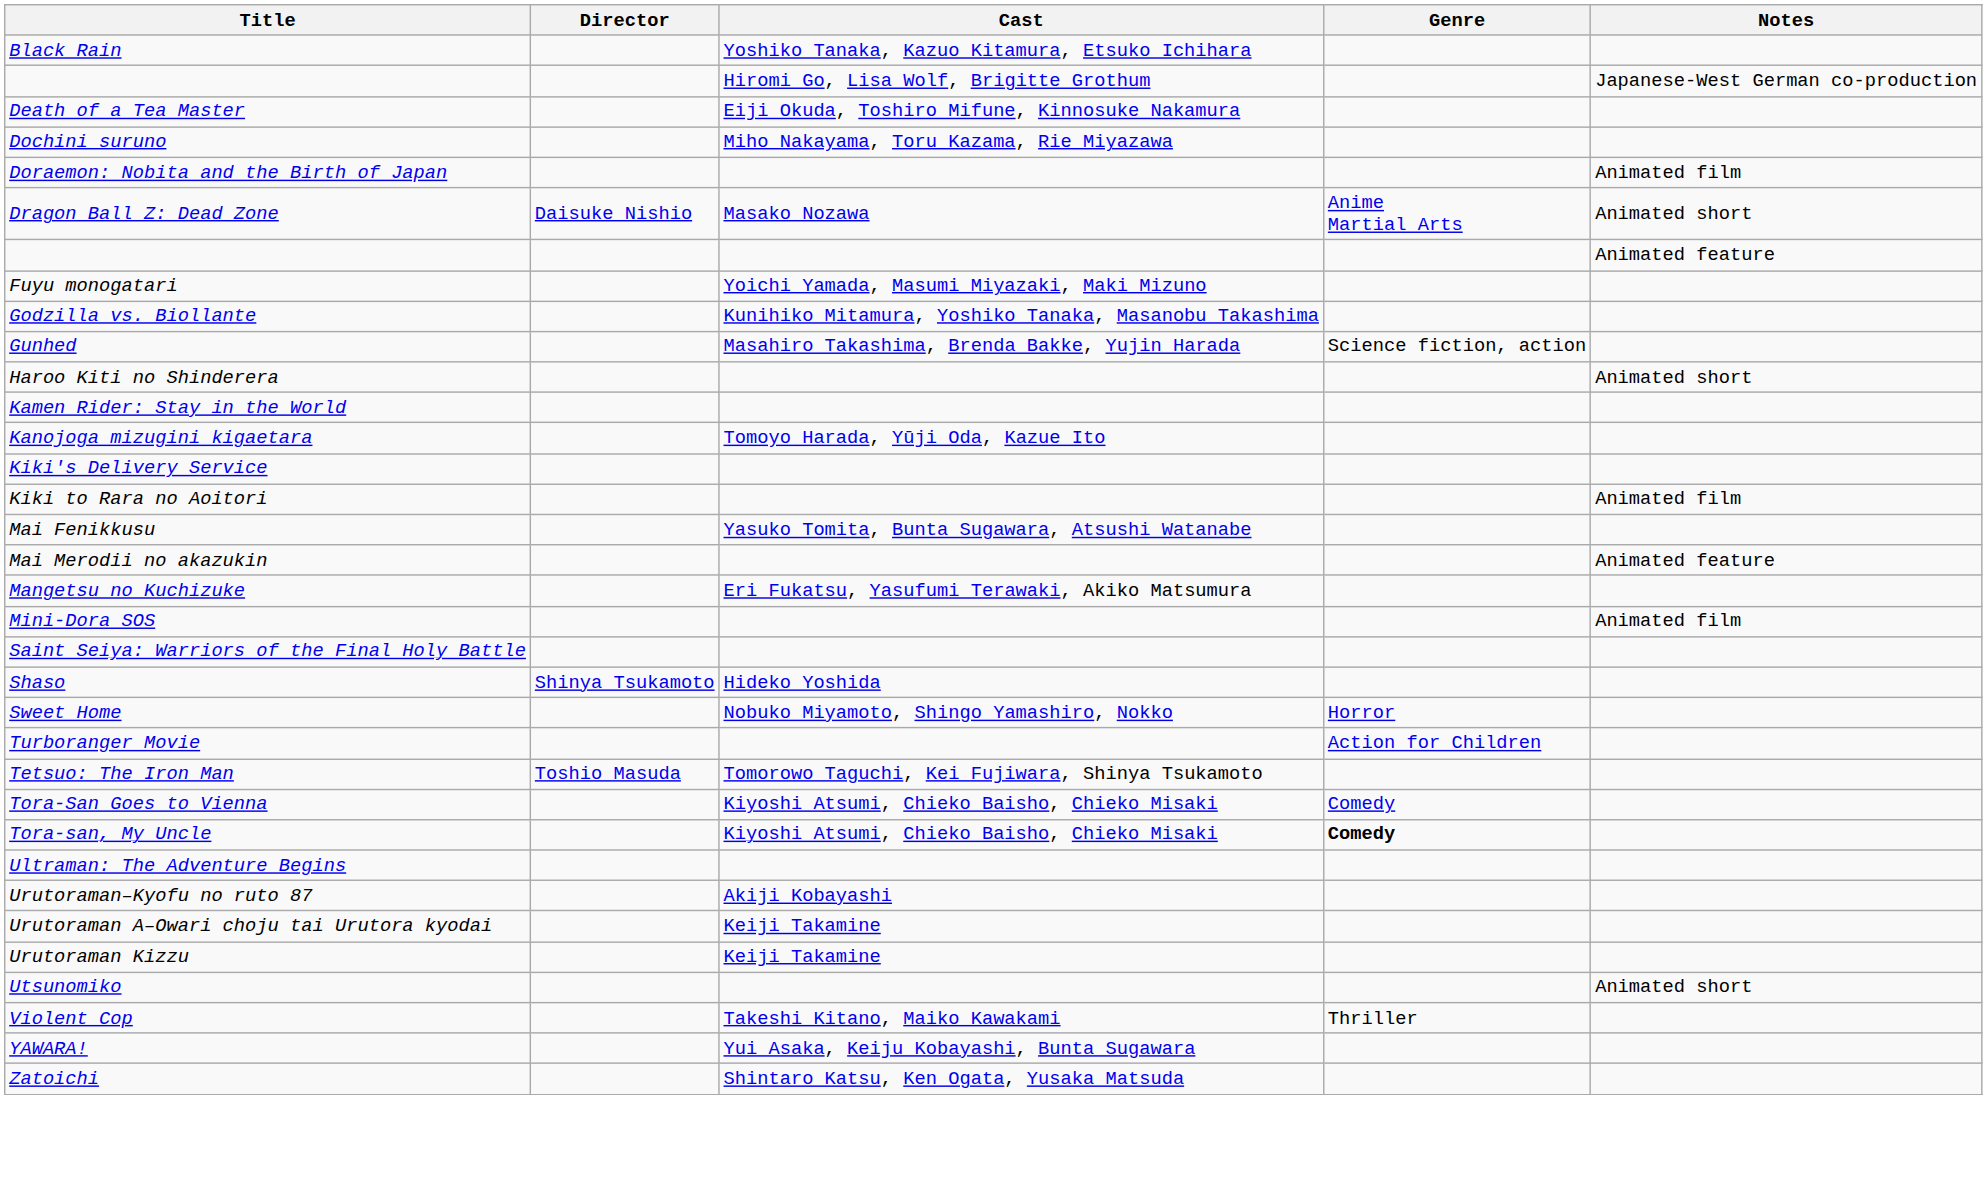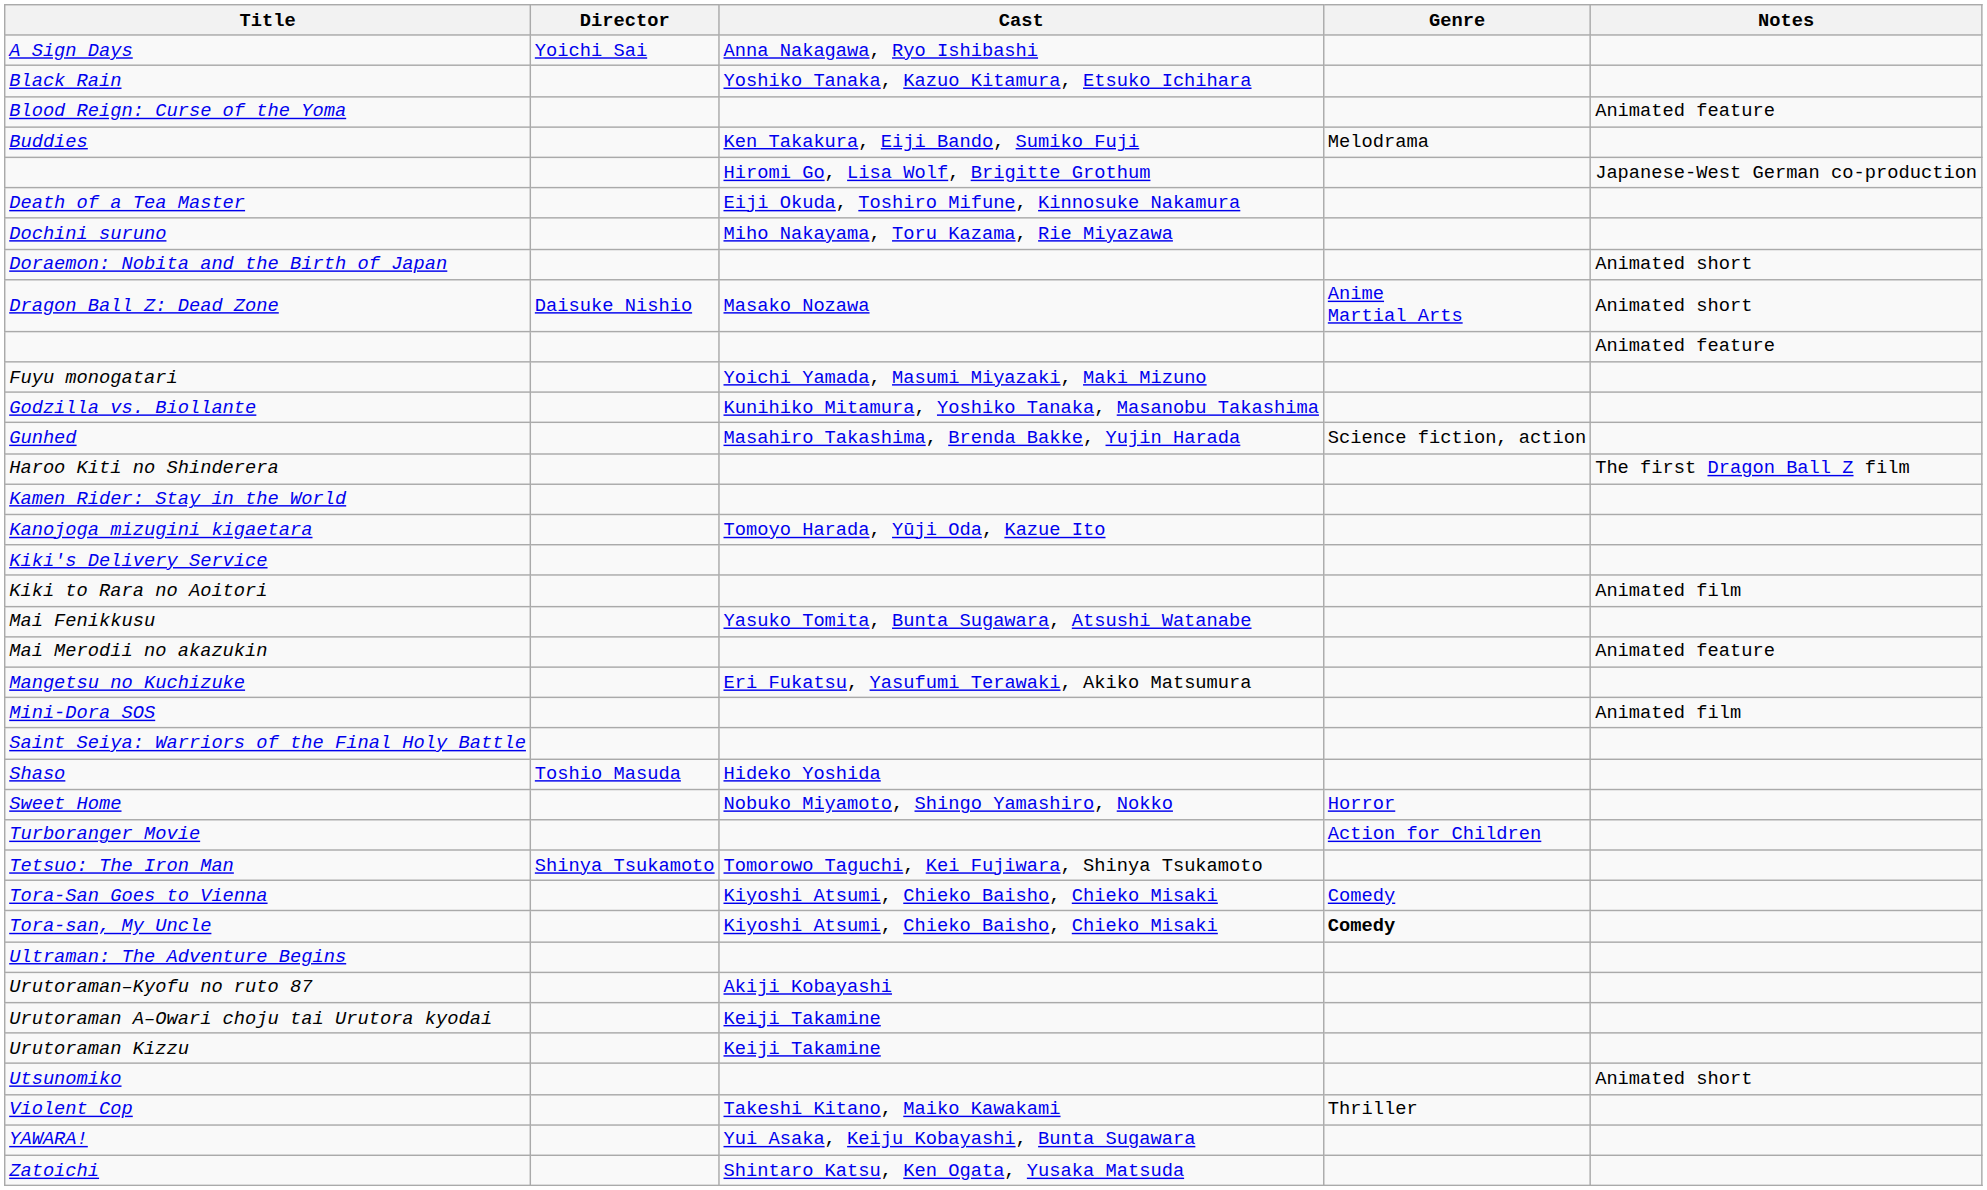+ row: (71, 50)
+ row: (178, 112)
+ row: (48, 142)
(1668, 173) Animated film -> (1674, 264) Animated short
(1674, 377) Animated short -> (1752, 469) The first Dragon Ball Z film
(625, 682) Shinya Tsukamoto -> (608, 774) Toshio Masuda
(608, 774) Toshio Masuda -> (625, 865) Shinya Tsukamoto
